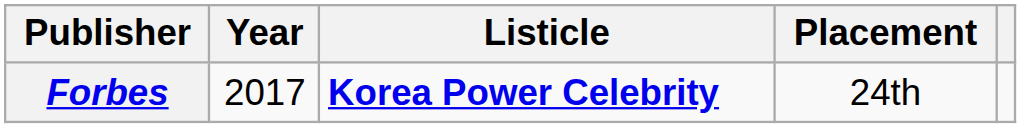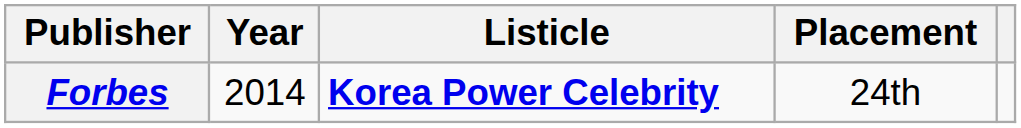(265, 91) 2017 -> (265, 91) 2014
